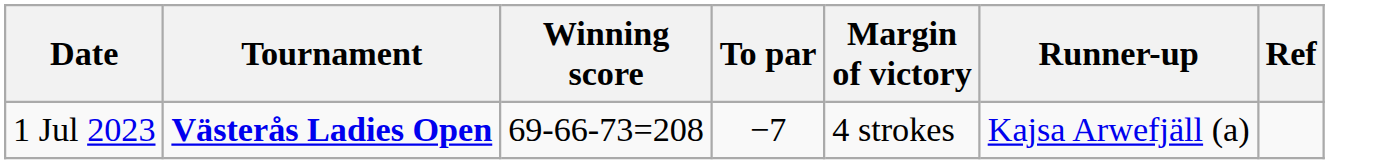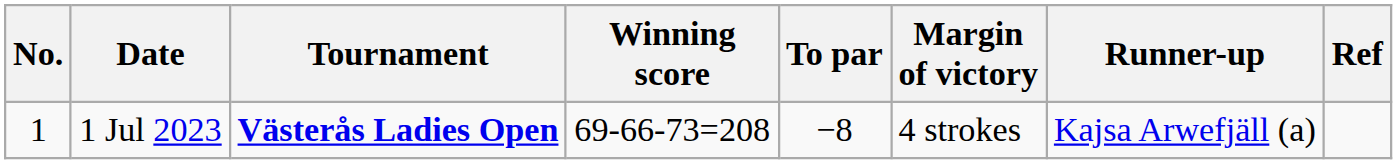+ column: (38, 53)
(768, 129) −7 -> (834, 129) −8
